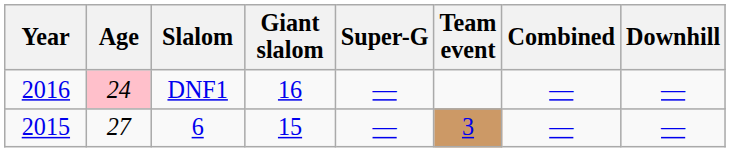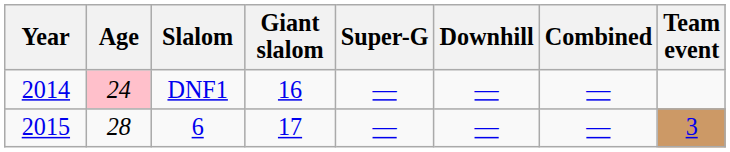columns swapped: (673, 37) <-> (468, 37)
(46, 89) 2016 -> (46, 89) 2014
(119, 127) 27 -> (119, 127) 28
(290, 127) 15 -> (290, 127) 17
